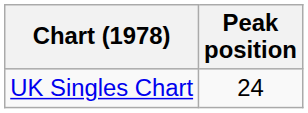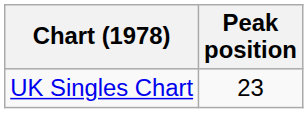(250, 88) 24 -> (250, 88) 23
